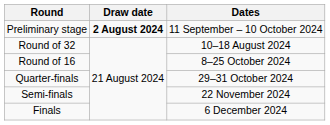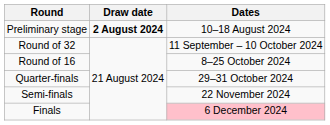(246, 29) 11 September – 10 October 2024 -> (246, 29) 10–18 August 2024
(246, 45) 10–18 August 2024 -> (246, 45) 11 September – 10 October 2024
(246, 111) no background -> (246, 111) pink background
